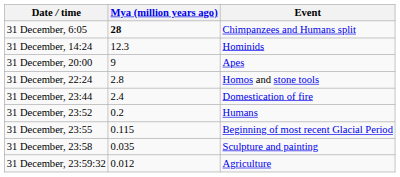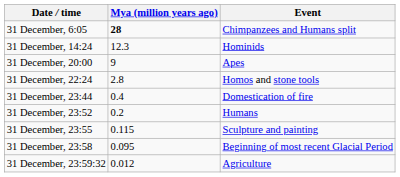(117, 96) 2.4 -> (117, 96) 0.4
(308, 130) Beginning of most recent Glacial Period -> (270, 130) Sculpture and painting
(123, 146) 0.035 -> (123, 146) 0.095
(270, 146) Sculpture and painting -> (308, 146) Beginning of most recent Glacial Period
